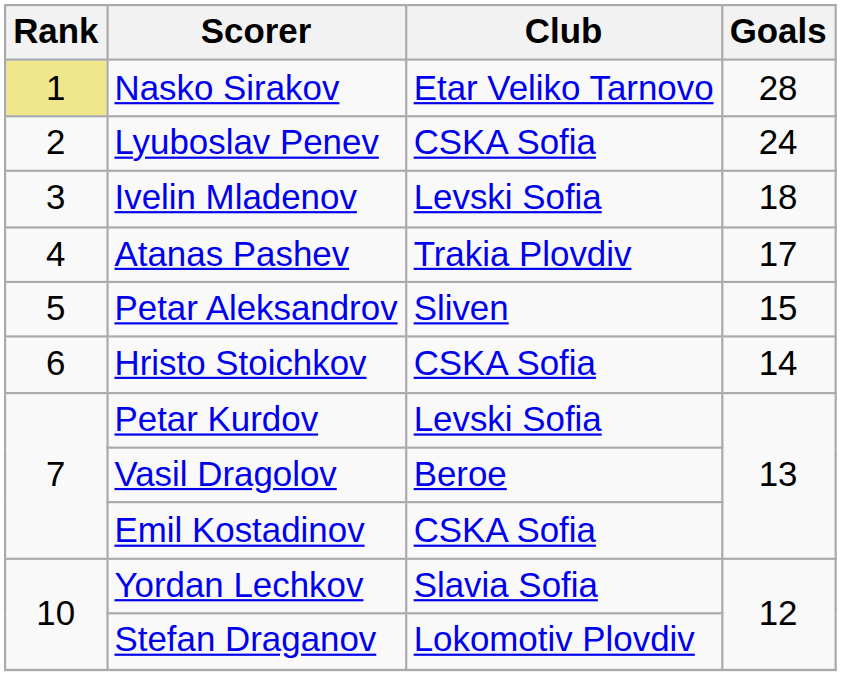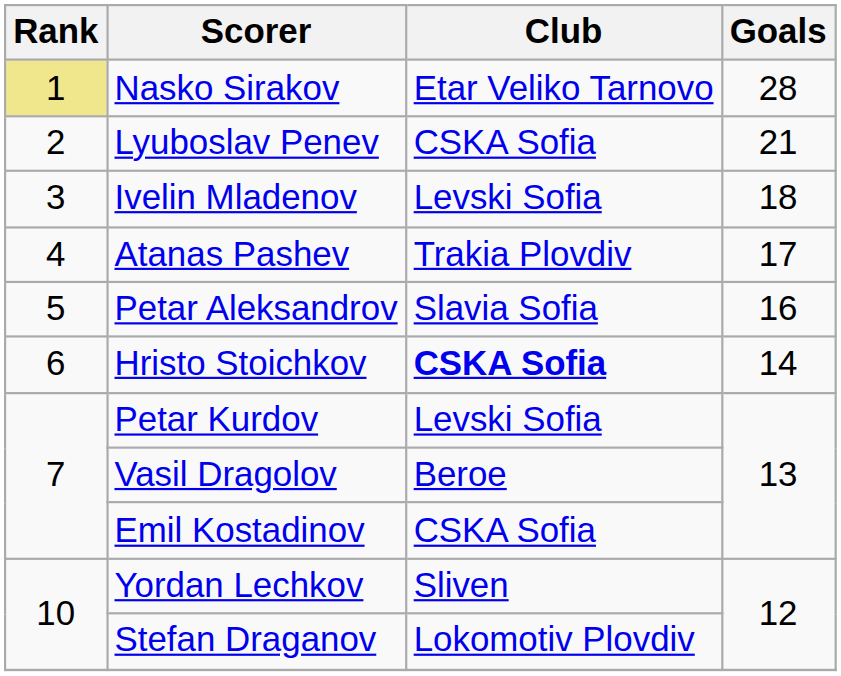(778, 142) 24 -> (778, 142) 21
(461, 308) Sliven -> (506, 308) Slavia Sofia
(778, 308) 15 -> (778, 308) 16
(505, 364) normal -> (510, 364) bold
(506, 585) Slavia Sofia -> (461, 585) Sliven
